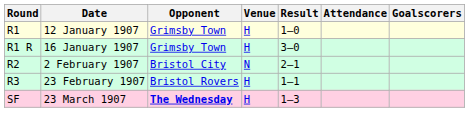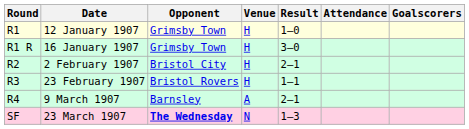(247, 64) N -> (247, 64) H
+ row: (82, 99)
(247, 99) H -> (247, 116) N
